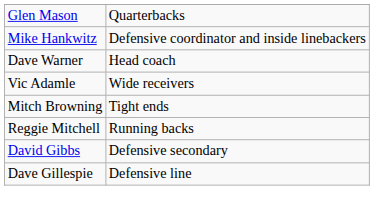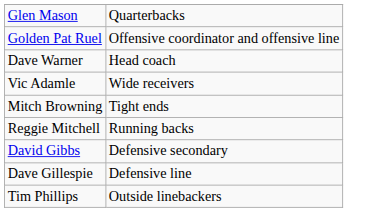+ row: (55, 38)
- row: (52, 38)
+ row: (43, 196)
